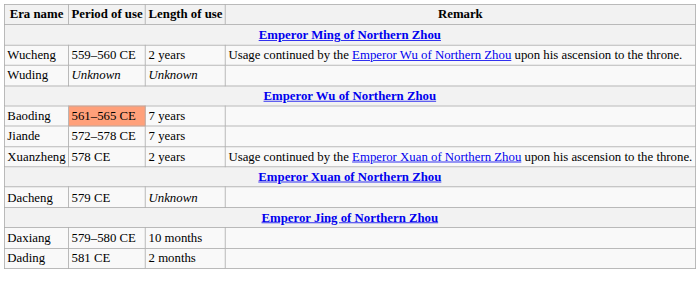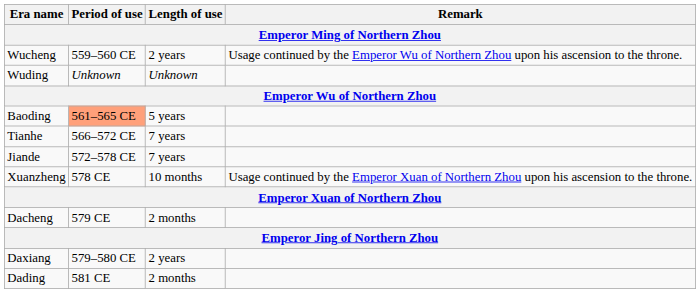(167, 116) 7 years -> (167, 116) 5 years
+ row: (25, 136)
(167, 156) 2 years -> (175, 177) 10 months
(173, 197) Unknown -> (172, 217) 2 months
(175, 237) 10 months -> (167, 258) 2 years
